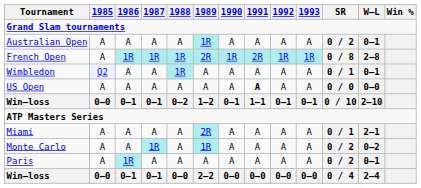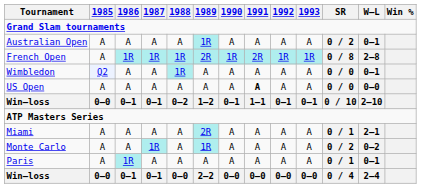(340, 71) 0 / 1 -> (340, 71) 0 / 0
(340, 161) 0 / 2 -> (340, 161) 0 / 1
